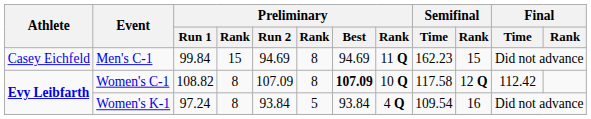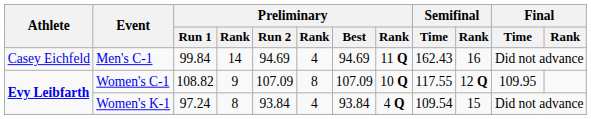(235, 59) 15 -> (235, 59) 14
(314, 59) 8 -> (314, 59) 4
(434, 59) 162.23 -> (434, 59) 162.43
(474, 59) 15 -> (474, 59) 16
(235, 81) 8 -> (235, 81) 9
(354, 81) bold -> (354, 81) normal
(434, 81) 117.58 -> (434, 81) 117.55
(518, 81) 112.42 -> (518, 81) 109.95
(314, 104) 5 -> (314, 104) 4
(474, 104) 16 -> (474, 104) 15
